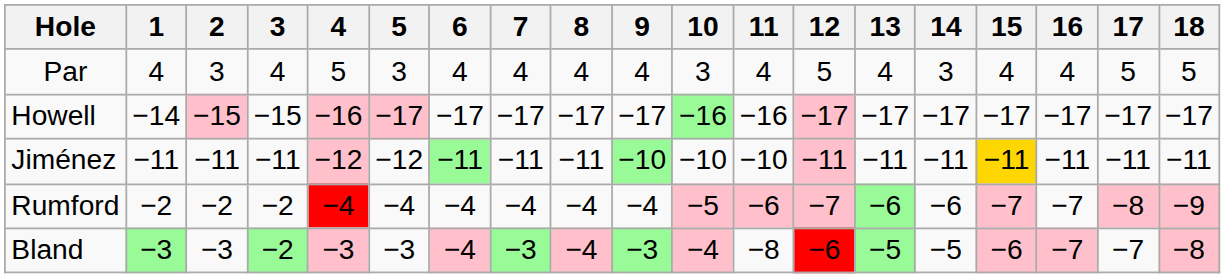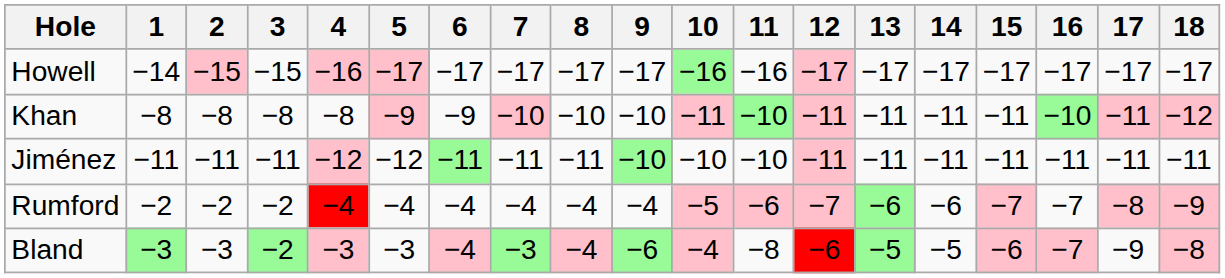- row: (65, 71)
+ row: (44, 116)
(1007, 160) gold background -> (1007, 160) no background
(642, 250) −3 -> (642, 250) −6
(1128, 250) −7 -> (1128, 250) −9
